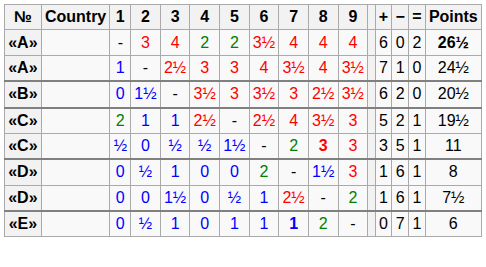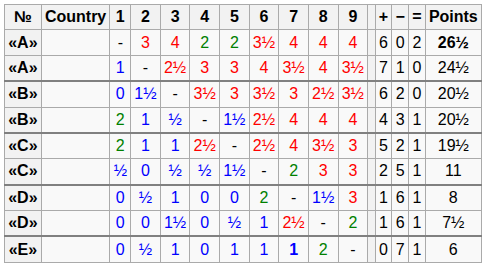+ row: (23, 119)
(323, 146) bold -> (323, 171) normal
(383, 146) 3 -> (383, 171) 2
